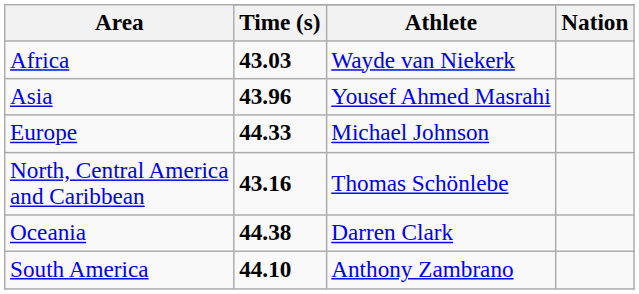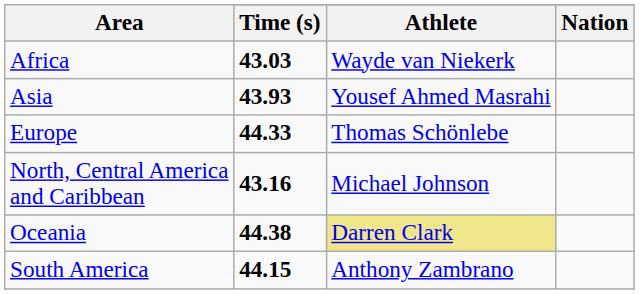(265, 96) 43.96 -> (265, 96) 43.93
(410, 133) Michael Johnson -> (420, 133) Thomas Schönlebe
(420, 183) Thomas Schönlebe -> (410, 183) Michael Johnson
(392, 232) no background -> (392, 232) khaki background
(265, 269) 44.10 -> (265, 269) 44.15
